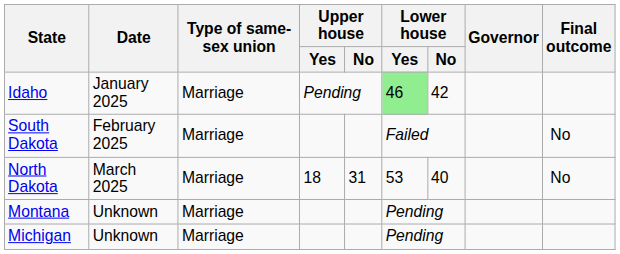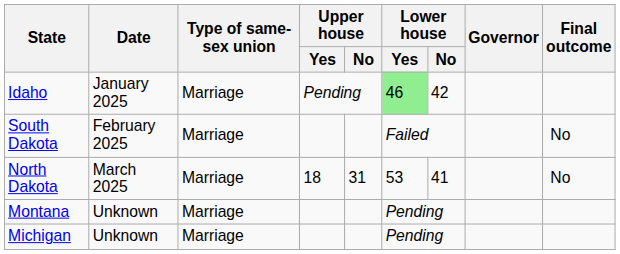(440, 178) 40 -> (440, 178) 41
